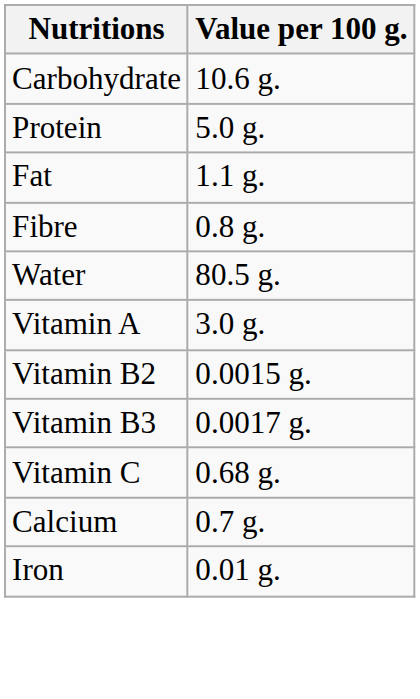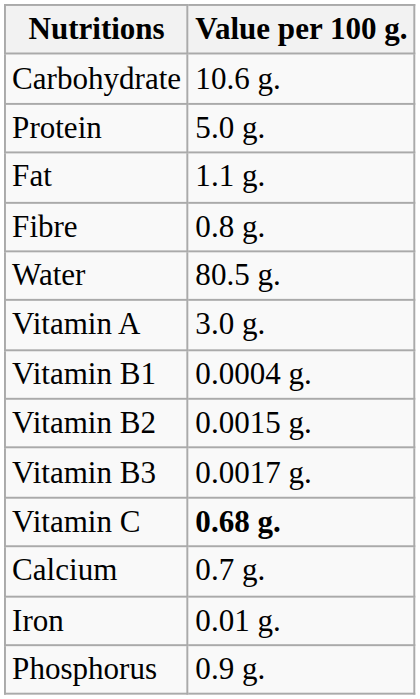+ row: (84, 373)
(238, 472) normal -> (238, 521) bold
+ row: (85, 669)
